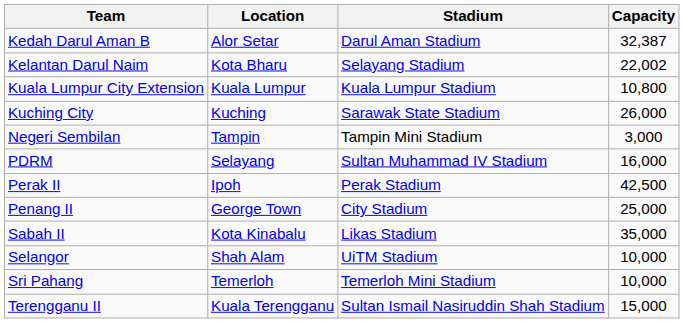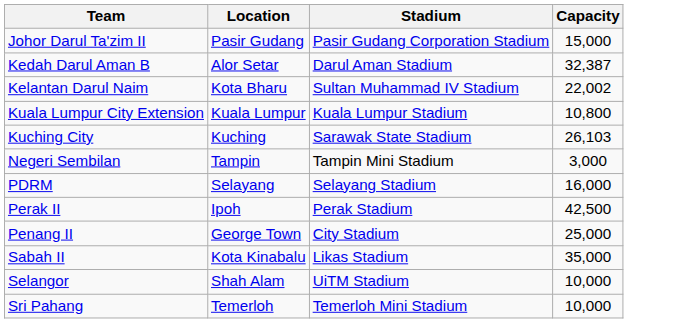+ row: (77, 40)
(403, 64) Selayang Stadium -> (416, 88) Sultan Muhammad IV Stadium
(643, 112) 26,000 -> (588, 137) 26,103
(444, 161) Sultan Muhammad IV Stadium -> (374, 185) Selayang Stadium
- row: (54, 305)
